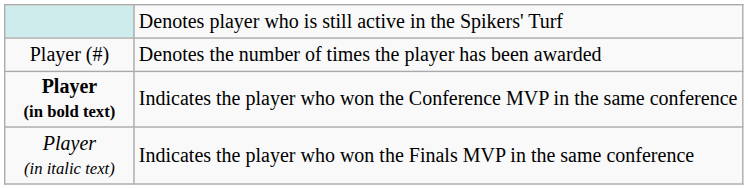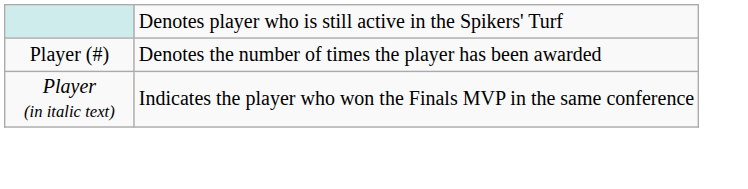- row: (69, 99)
